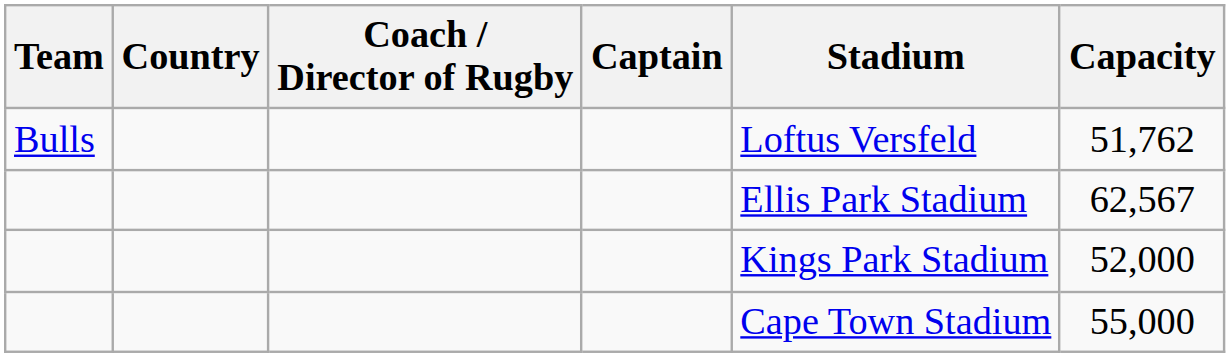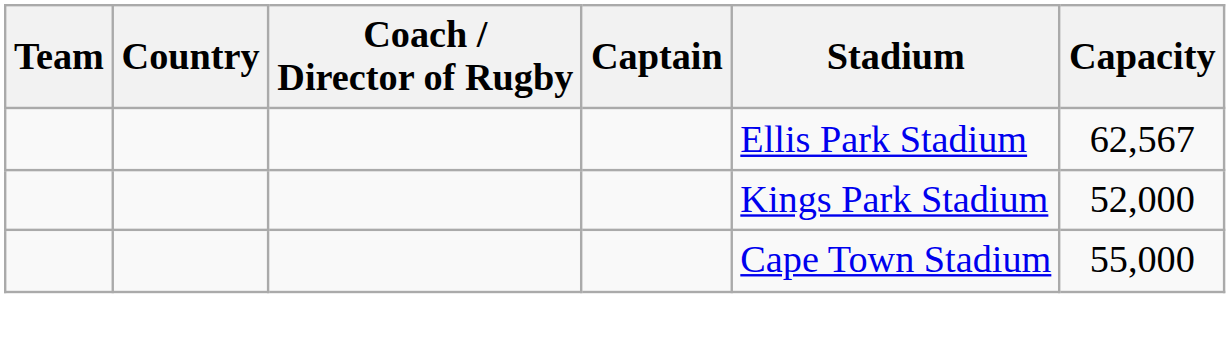- row: (54, 138)
